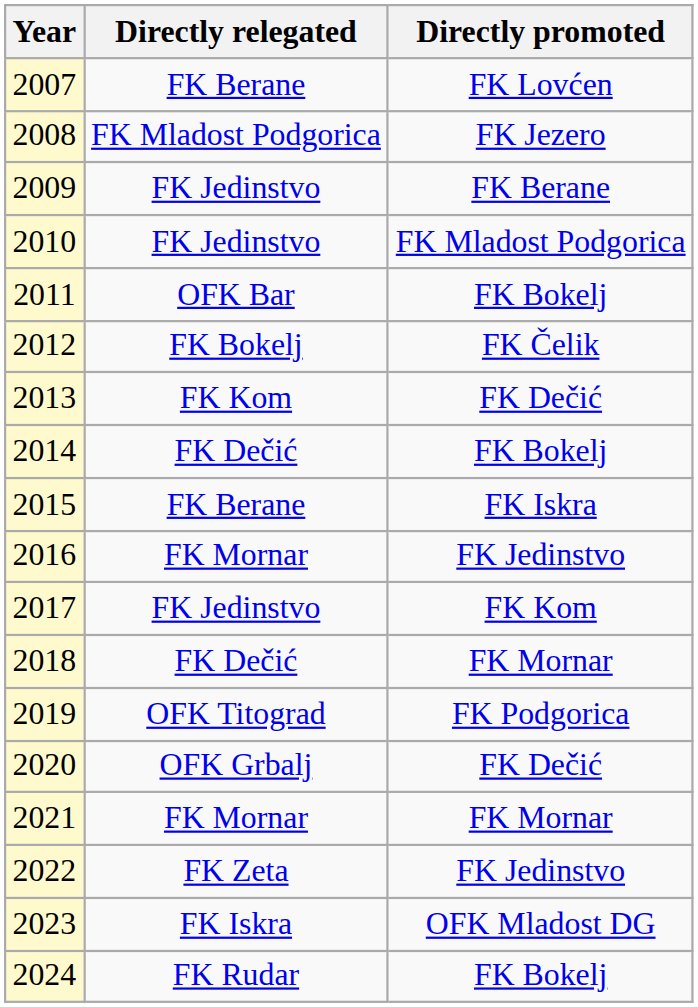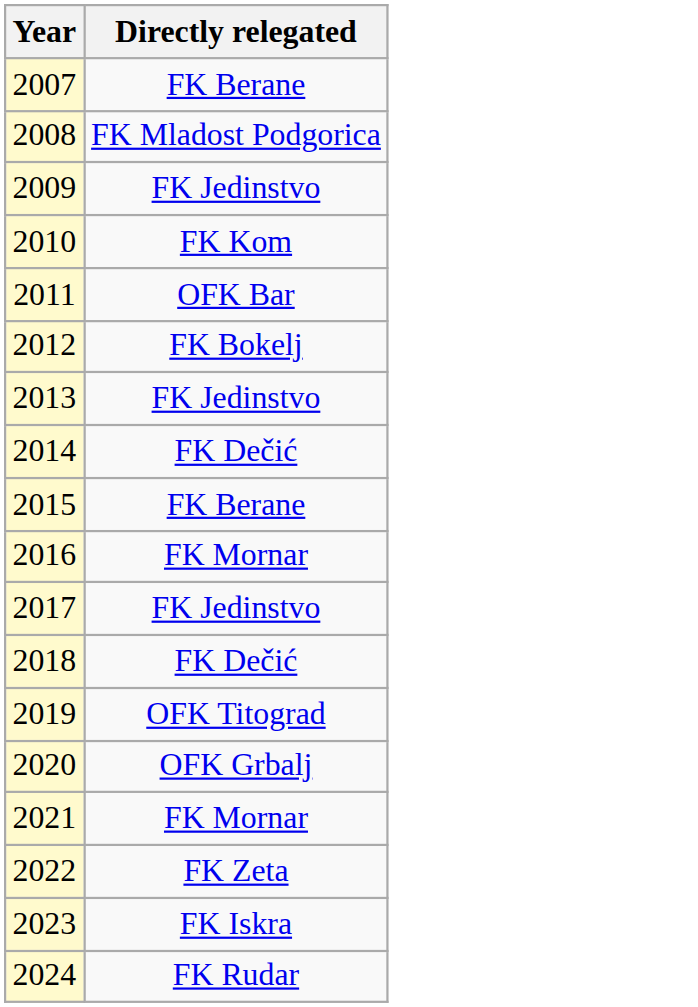- column: (541, 31)
(236, 241) FK Jedinstvo -> (236, 241) FK Kom
(236, 398) FK Kom -> (236, 398) FK Jedinstvo
